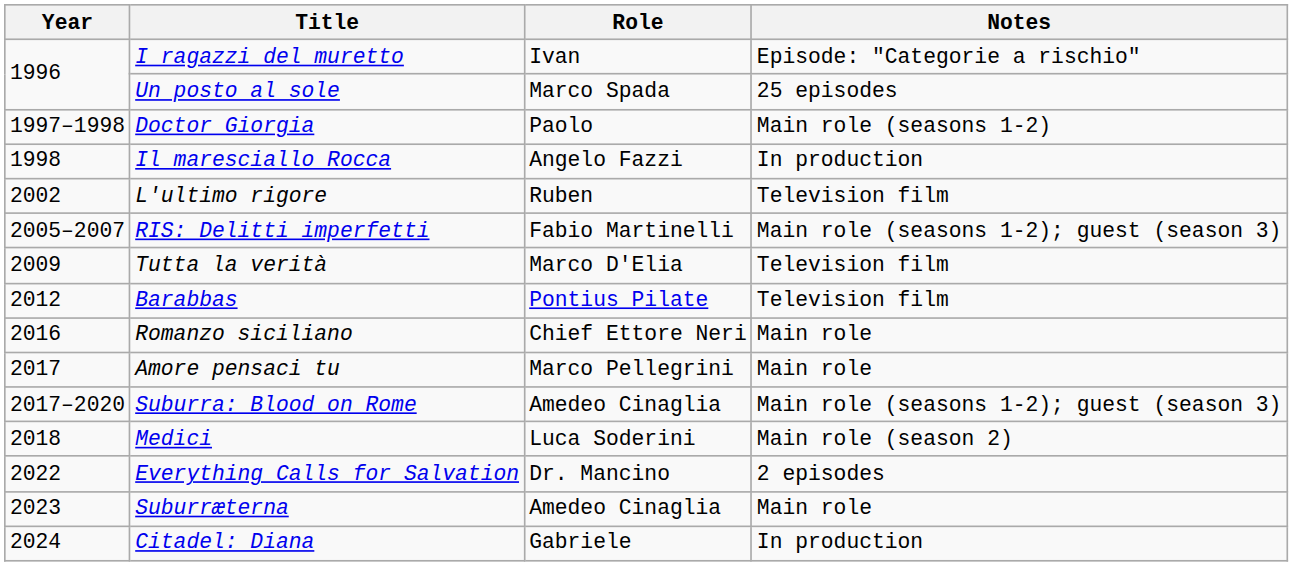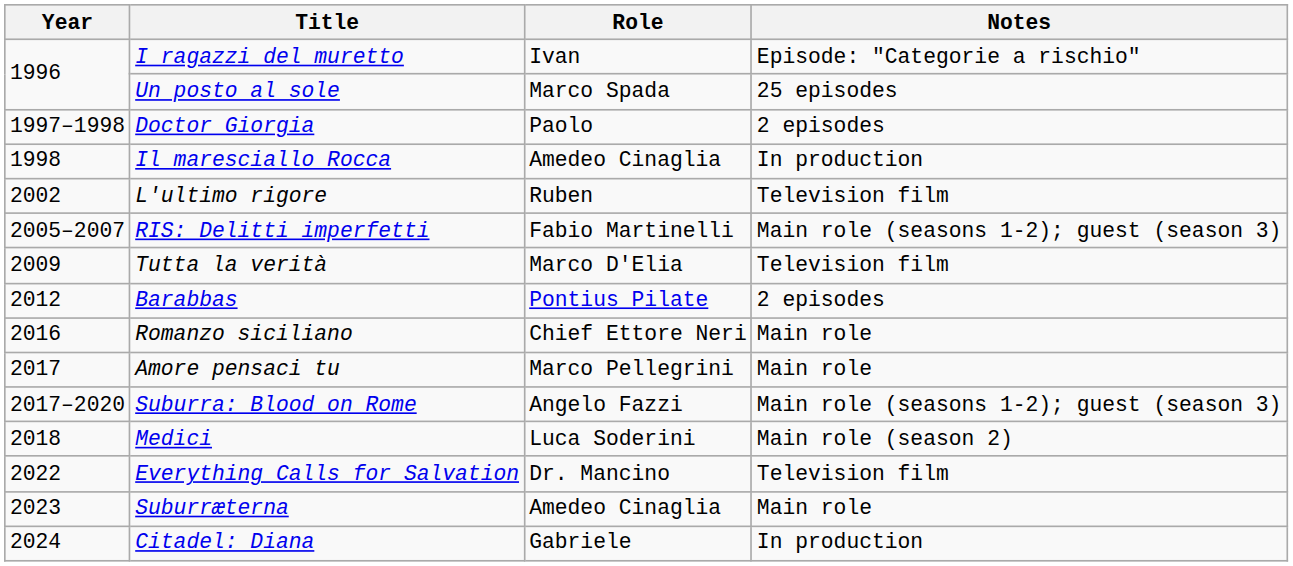(904, 126) Main role (seasons 1-2) -> (821, 126) 2 episodes
(606, 161) Angelo Fazzi -> (625, 161) Amedeo Cinaglia
(853, 300) Television film -> (821, 300) 2 episodes
(625, 404) Amedeo Cinaglia -> (606, 404) Angelo Fazzi
(821, 474) 2 episodes -> (853, 474) Television film
